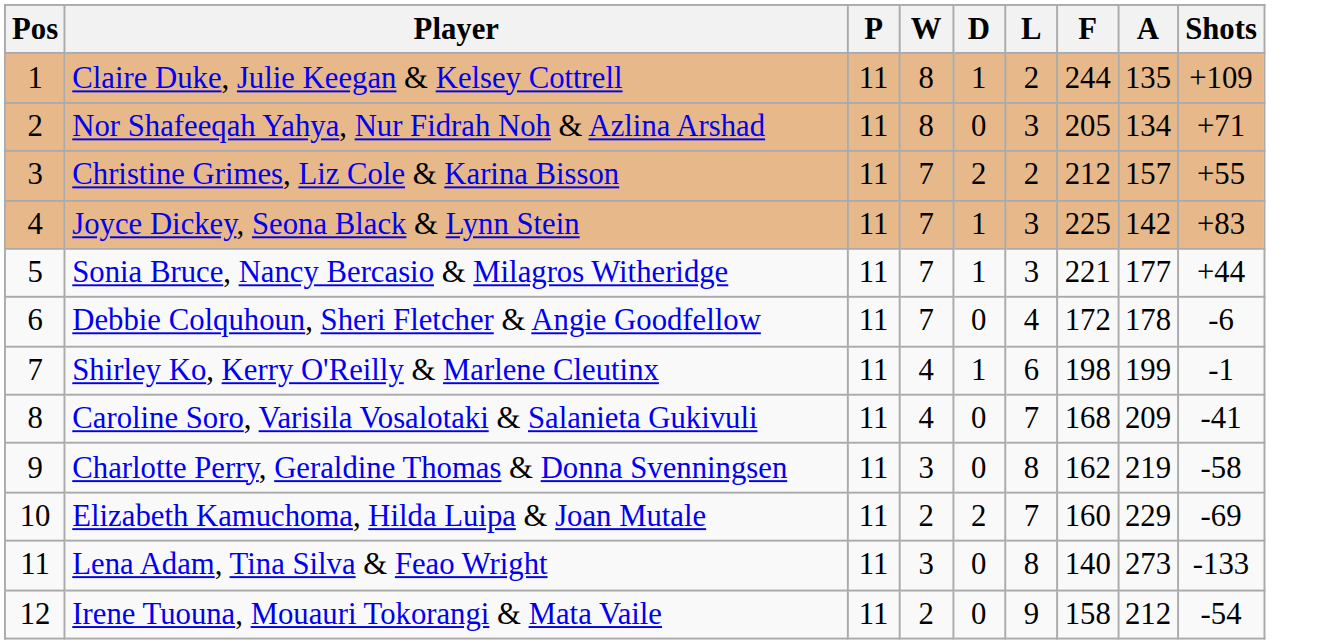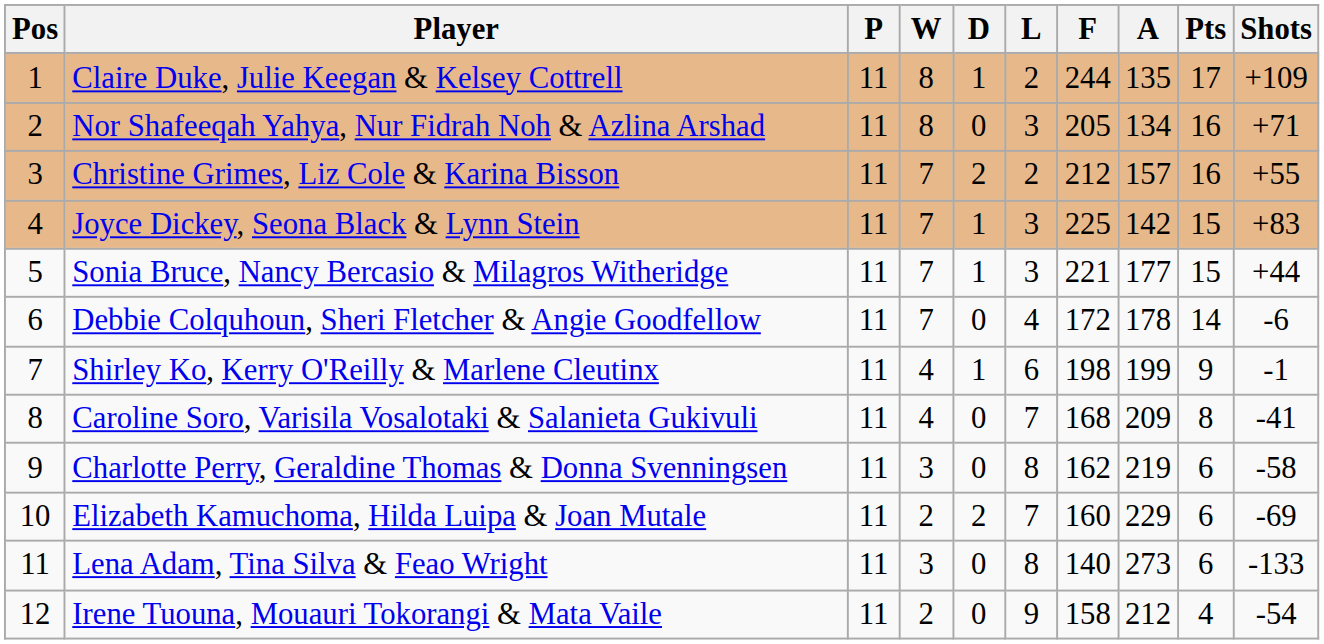+ column: (1206, 28)
